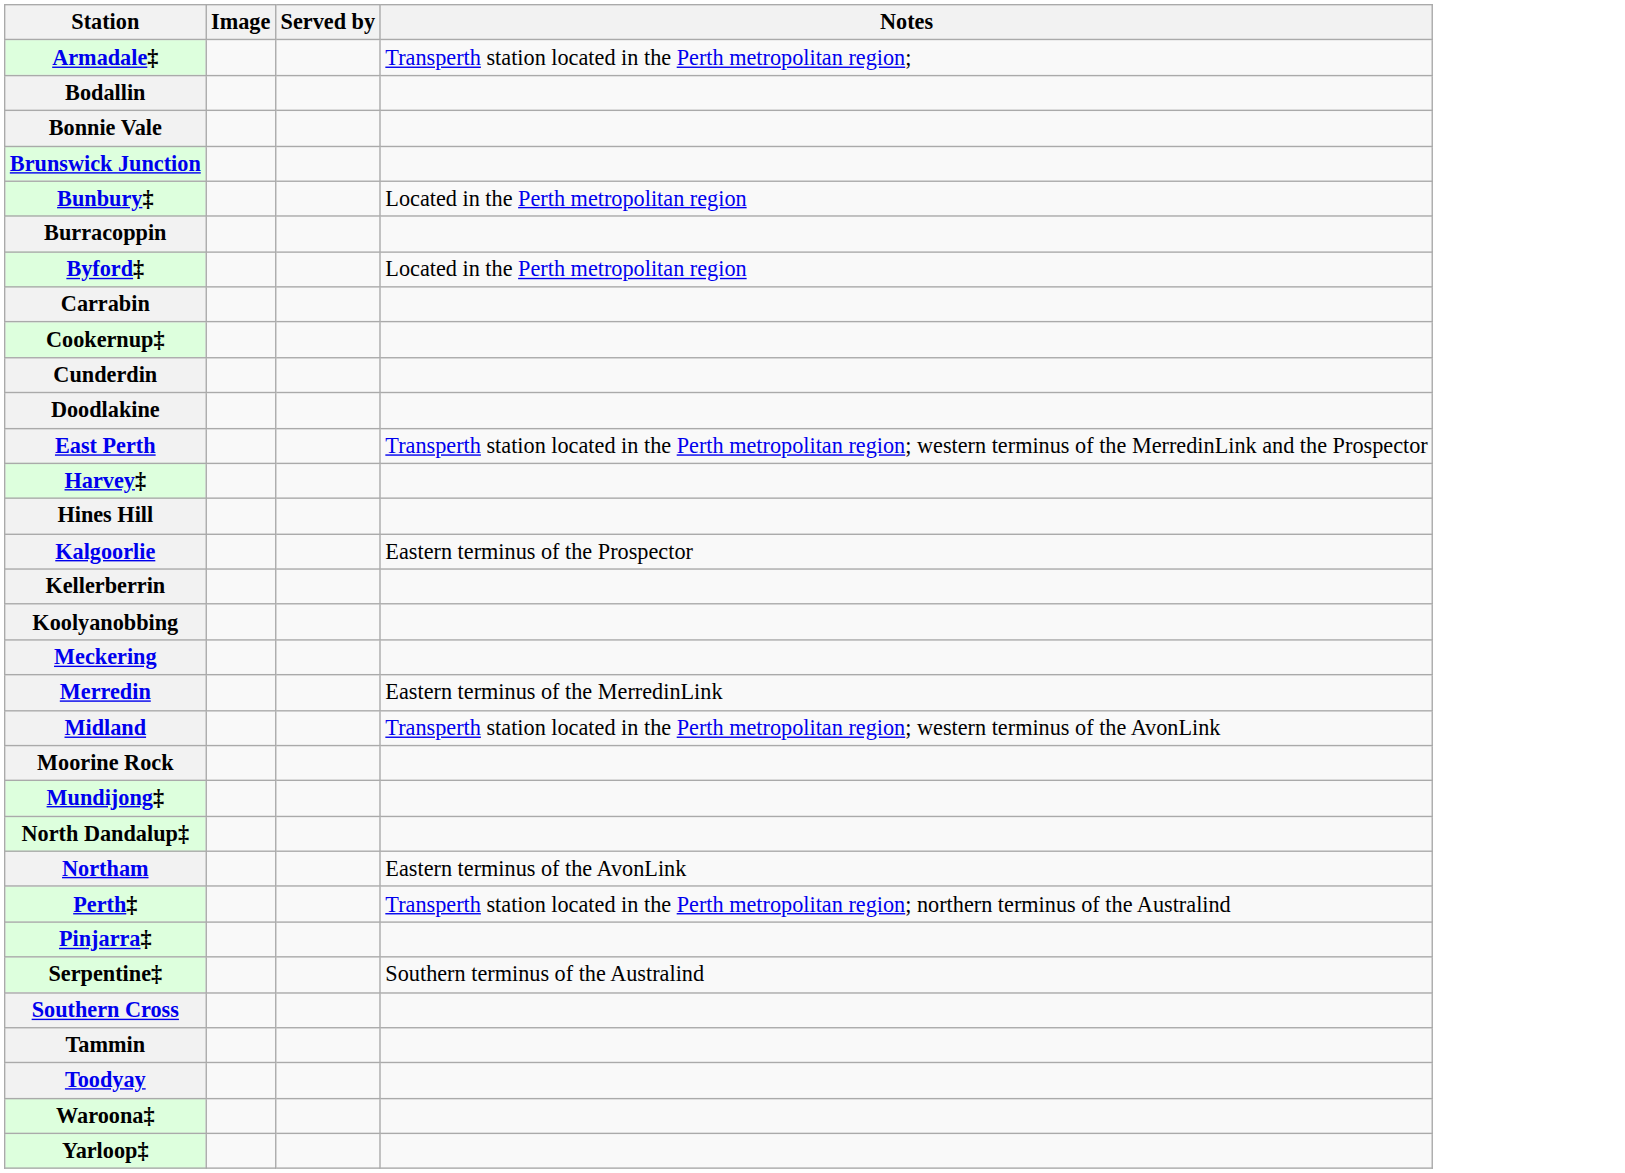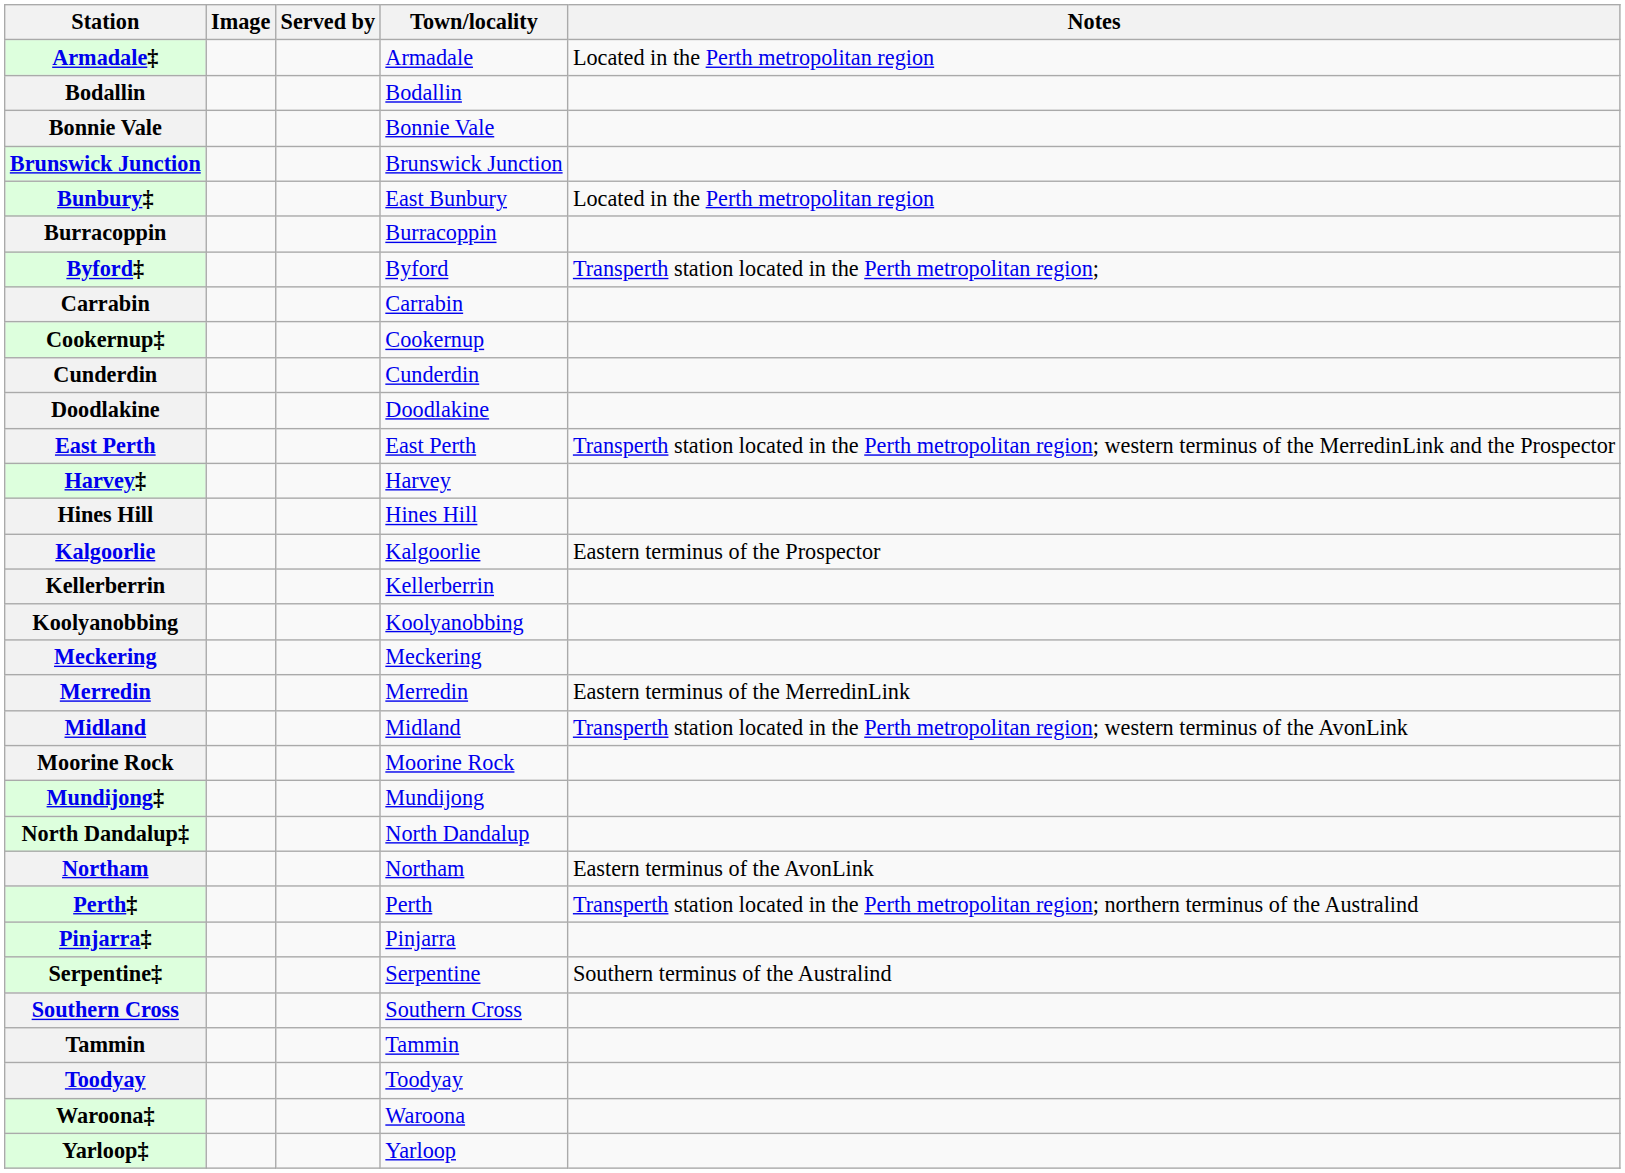+ column: (474, 22)
(648, 57) Transperth station located in the Perth metropolitan region; -> (754, 57) Located in the Perth metropolitan region
(566, 269) Located in the Perth metropolitan region -> (836, 269) Transperth station located in the Perth metropolitan region;
